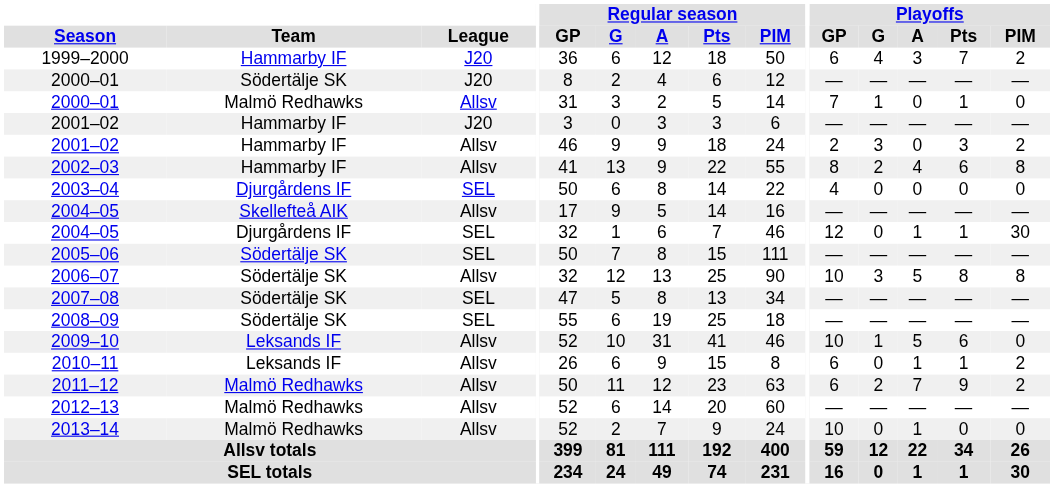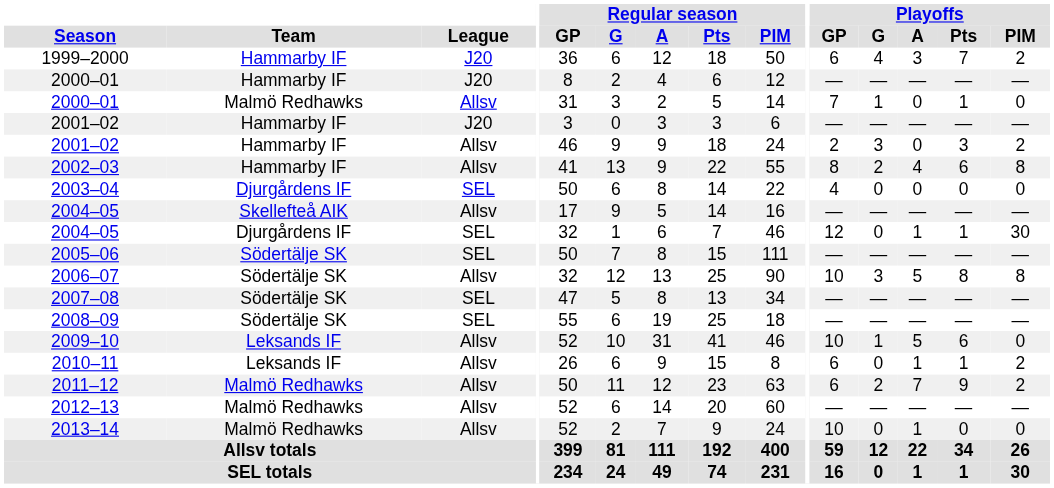(294, 80) Södertälje SK -> (294, 80) Hammarby IF
